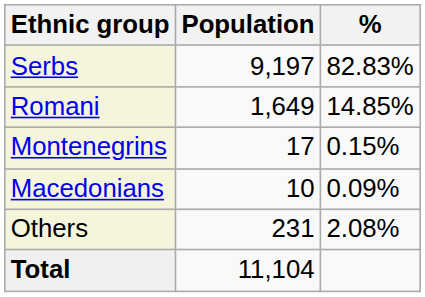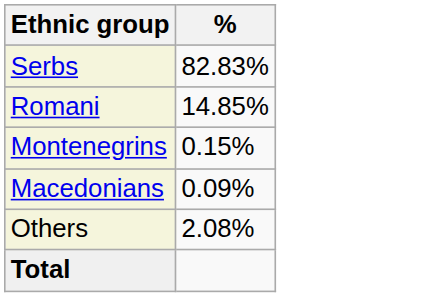- column: (248, 24)
